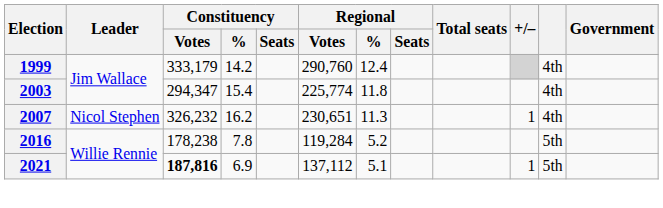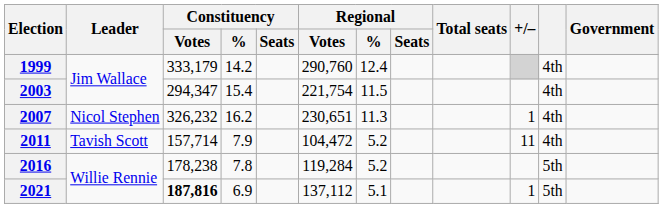(327, 91) 225,774 -> (327, 91) 221,754
(374, 91) 11.8 -> (374, 91) 11.5
+ row: (36, 141)
